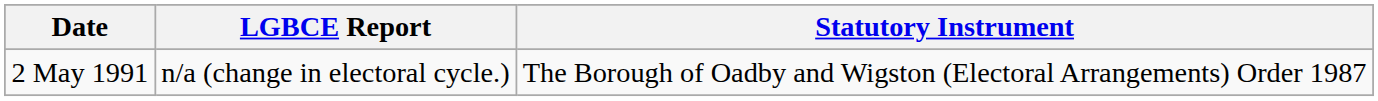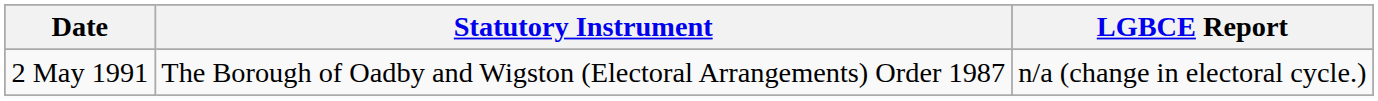columns swapped: (945, 26) <-> (335, 26)
